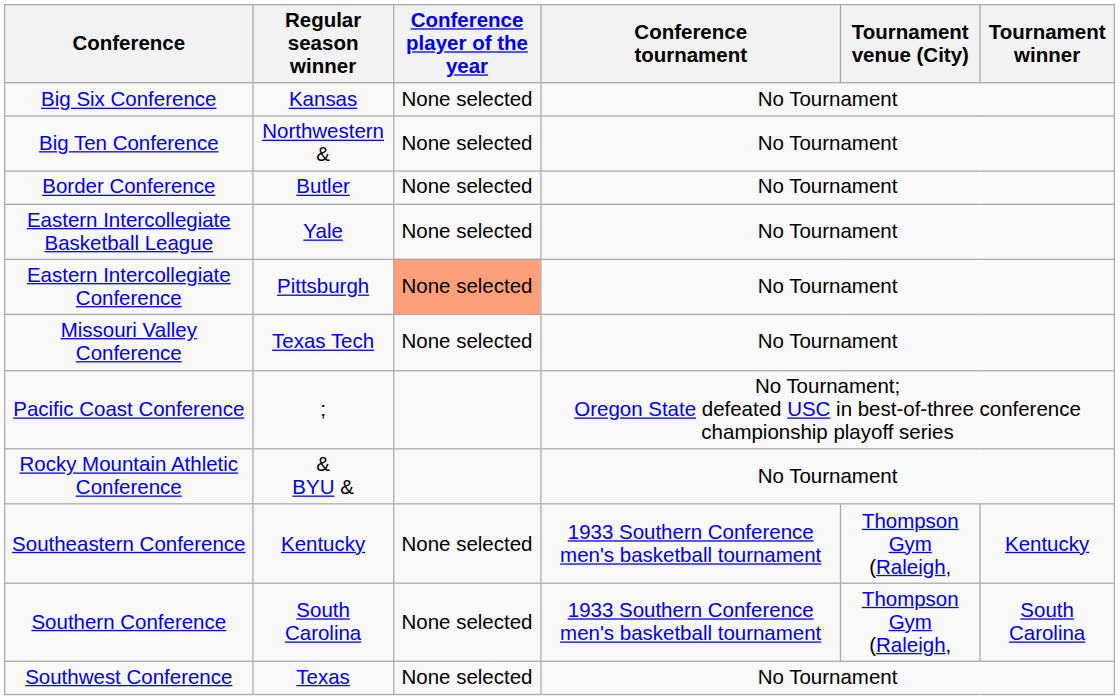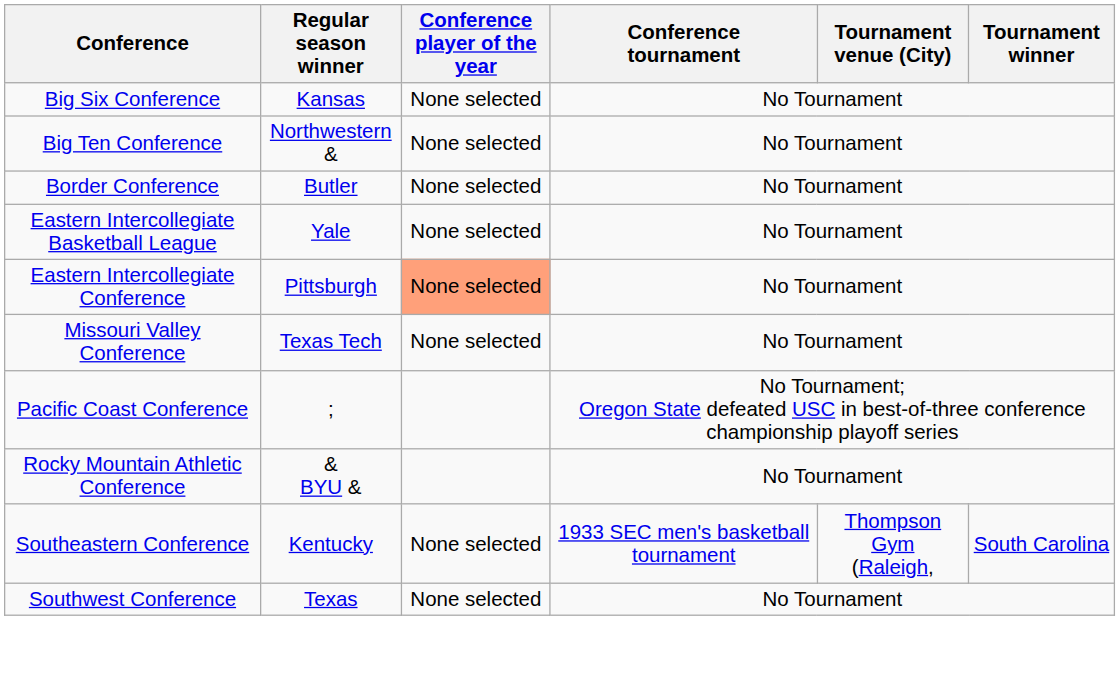(691, 543) 1933 Southern Conference men's basketball tournament -> (684, 543) 1933 SEC men's basketball tournament
(1047, 543) Kentucky -> (1041, 543) South Carolina
- row: (129, 622)
